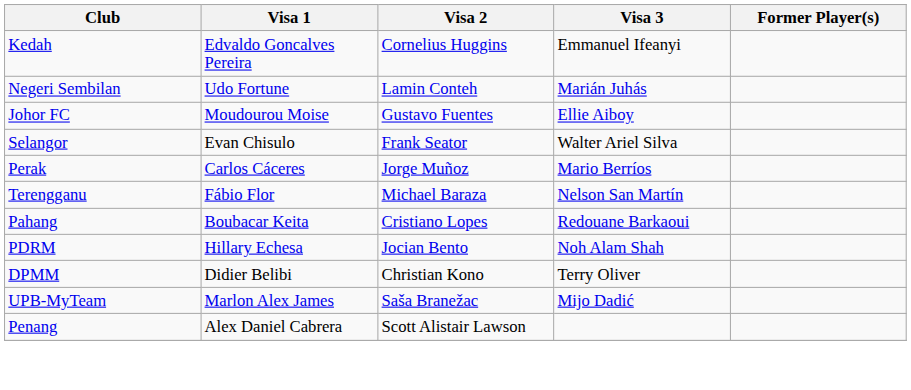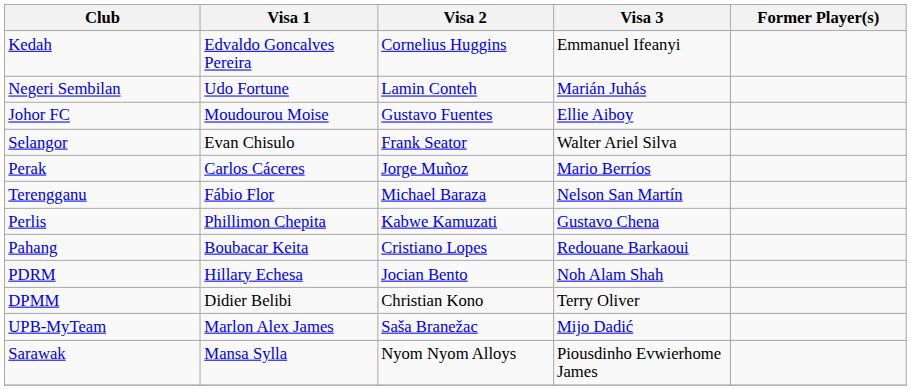+ row: (27, 221)
- row: (33, 326)
+ row: (37, 353)
